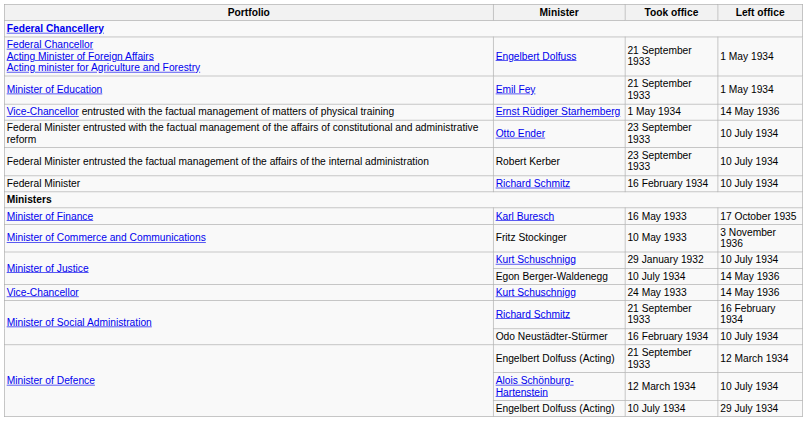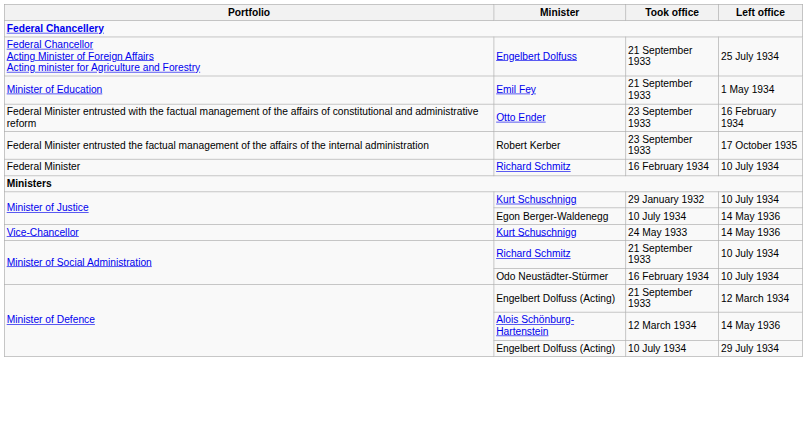(747, 56) 1 May 1934 -> (750, 56) 25 July 1934
- row: (558, 112)
(749, 134) 10 July 1934 -> (749, 117) 16 February 1934
(749, 161) 10 July 1934 -> (759, 145) 17 October 1935
- row: (525, 216)
- row: (531, 238)
(748, 314) 16 February 1934 -> (750, 254) 10 July 1934
(749, 386) 10 July 1934 -> (751, 326) 14 May 1936
